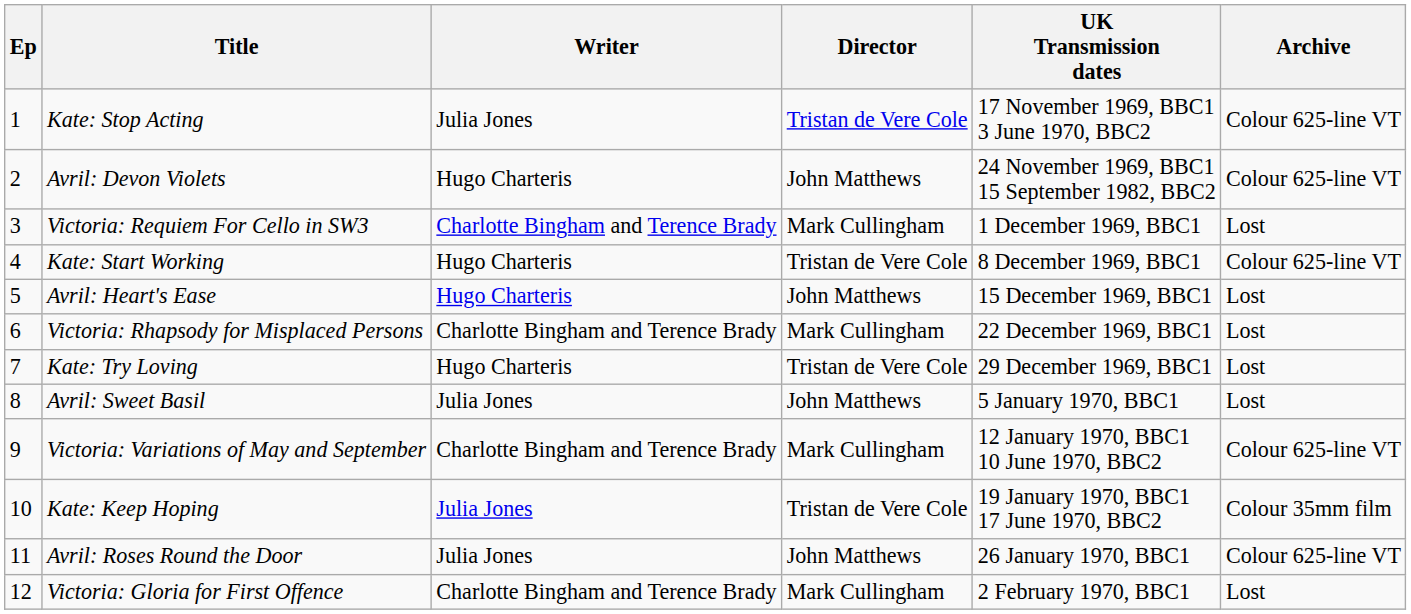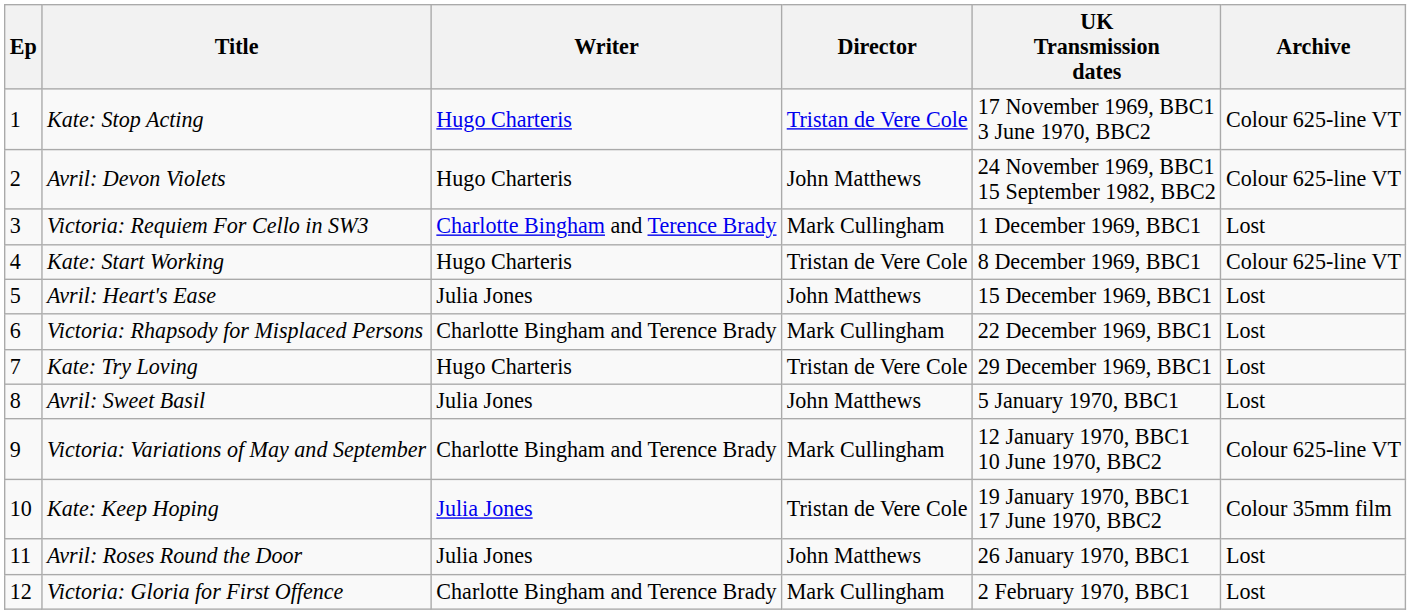(484, 119) Julia Jones -> (504, 119) Hugo Charteris
(504, 296) Hugo Charteris -> (484, 296) Julia Jones
(1313, 556) Colour 625-line VT -> (1246, 556) Lost
